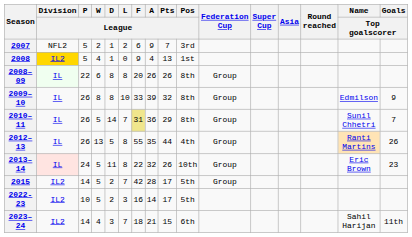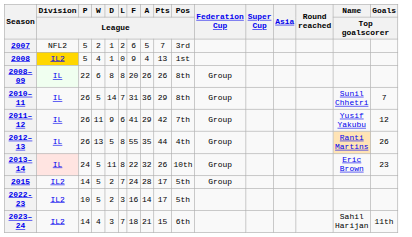(152, 46) 9 -> (147, 46) 5
- row: (20, 98)
(138, 120) khaki background -> (134, 98) no background
+ row: (20, 120)
(138, 182) 42 -> (134, 182) 24
